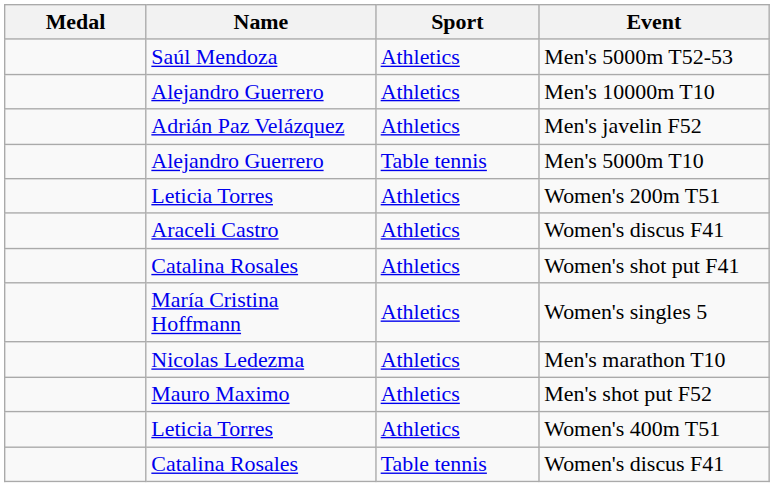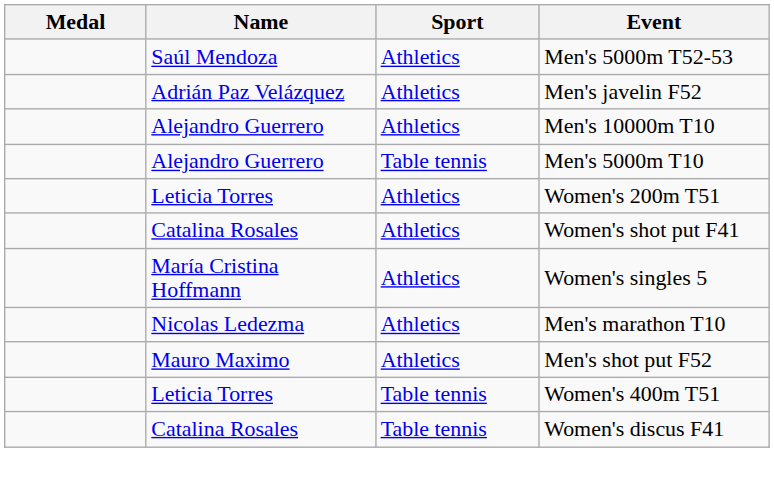rows swapped: (237, 91) <-> (248, 126)
- row: (215, 230)
(420, 428) Athletics -> (434, 394) Table tennis
